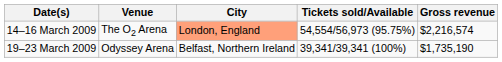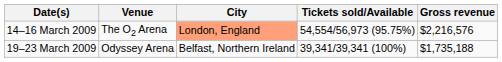(447, 31) $2,216,574 -> (447, 31) $2,216,576
(447, 49) $1,735,190 -> (447, 49) $1,735,188
